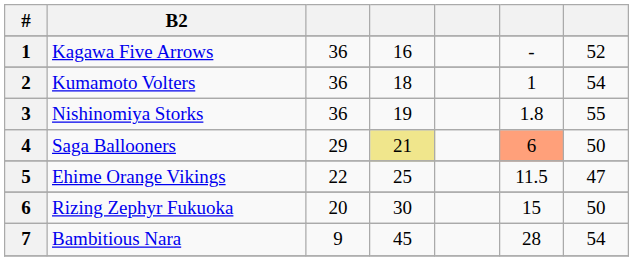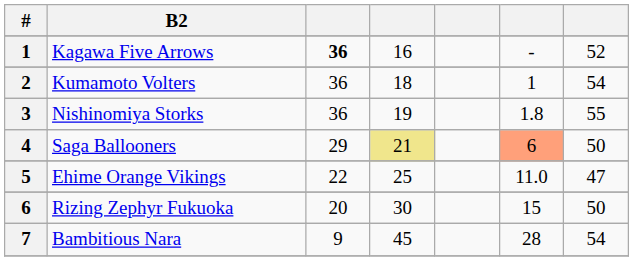(338, 51) normal -> (338, 51) bold
(532, 176) 11.5 -> (532, 176) 11.0
